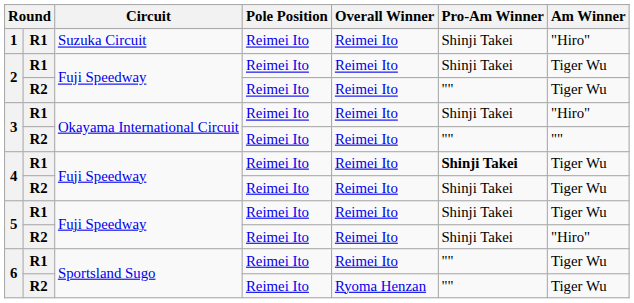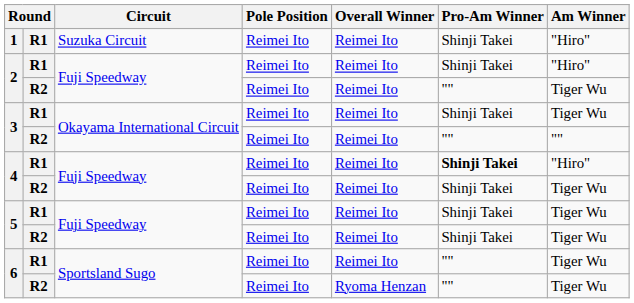(579, 65) Tiger Wu -> (571, 65) "Hiro"
(571, 114) "Hiro" -> (579, 114) Tiger Wu
(579, 163) Tiger Wu -> (571, 163) "Hiro"
(571, 236) "Hiro" -> (579, 236) Tiger Wu
